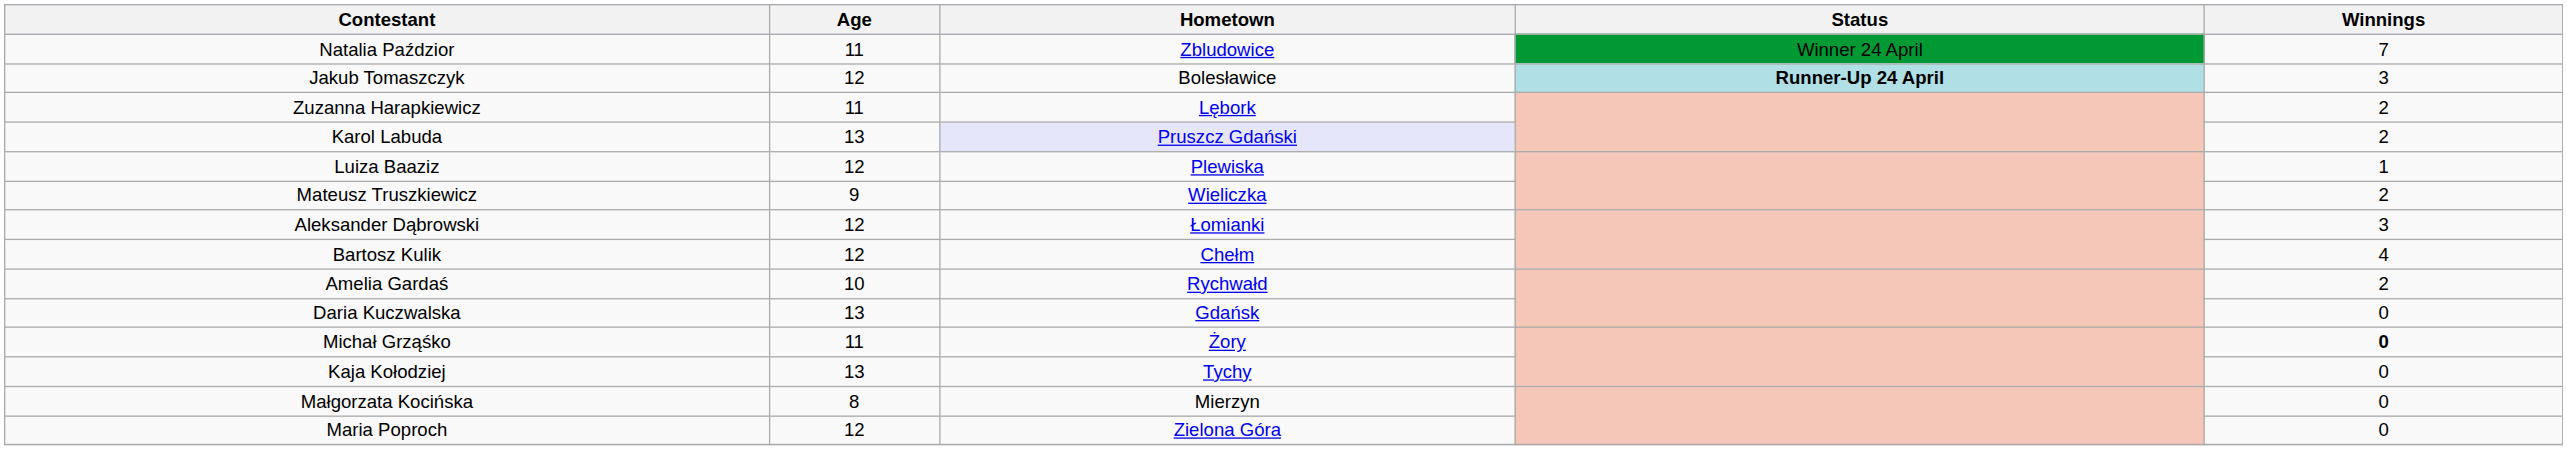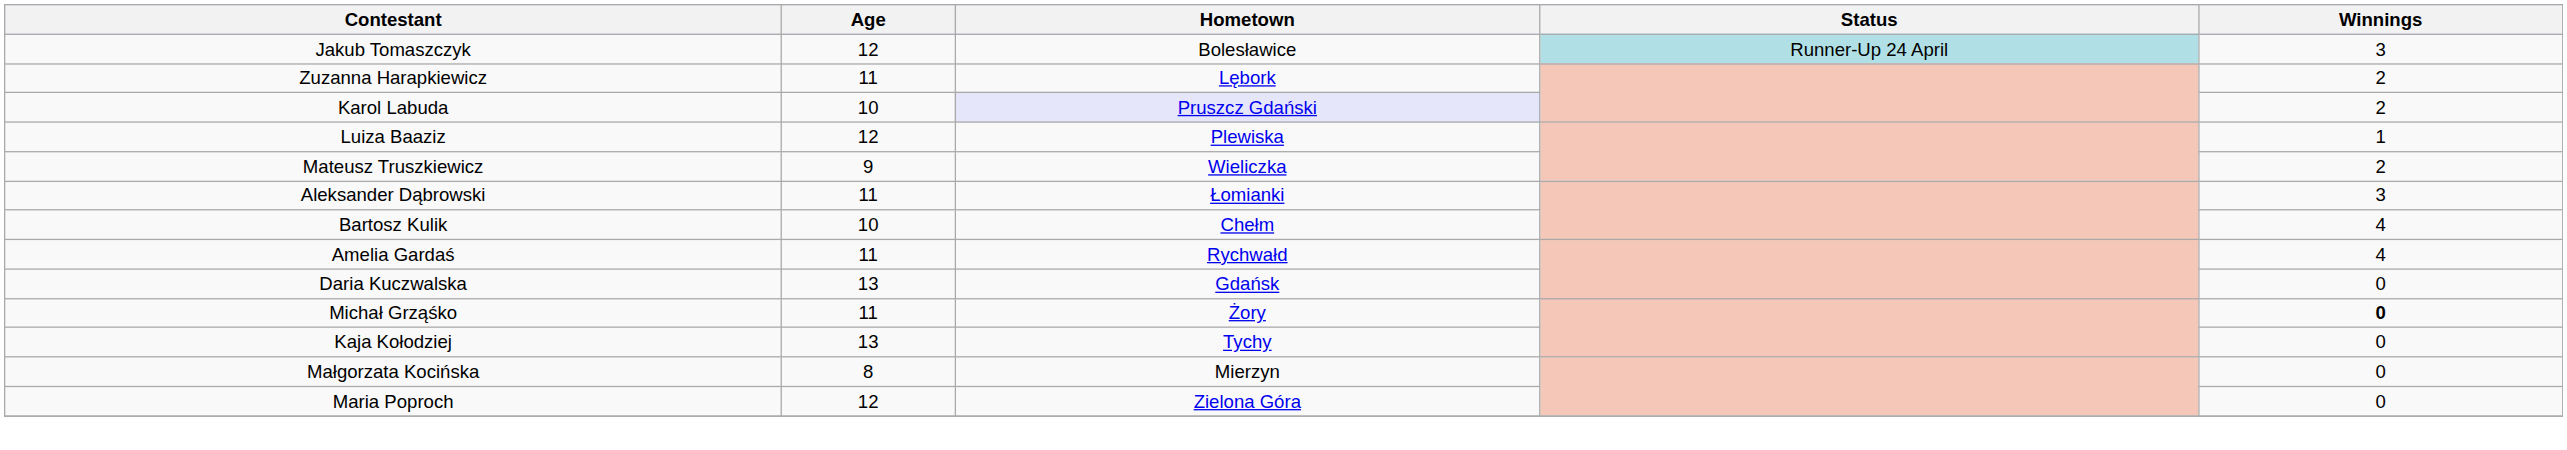- row: (387, 49)
(1860, 78) bold -> (1869, 49) normal
(854, 137) 13 -> (868, 108) 10
(854, 225) 12 -> (868, 196) 11
(854, 254) 12 -> (868, 225) 10
(854, 284) 10 -> (868, 254) 11
(2384, 284) 2 -> (2381, 254) 4
